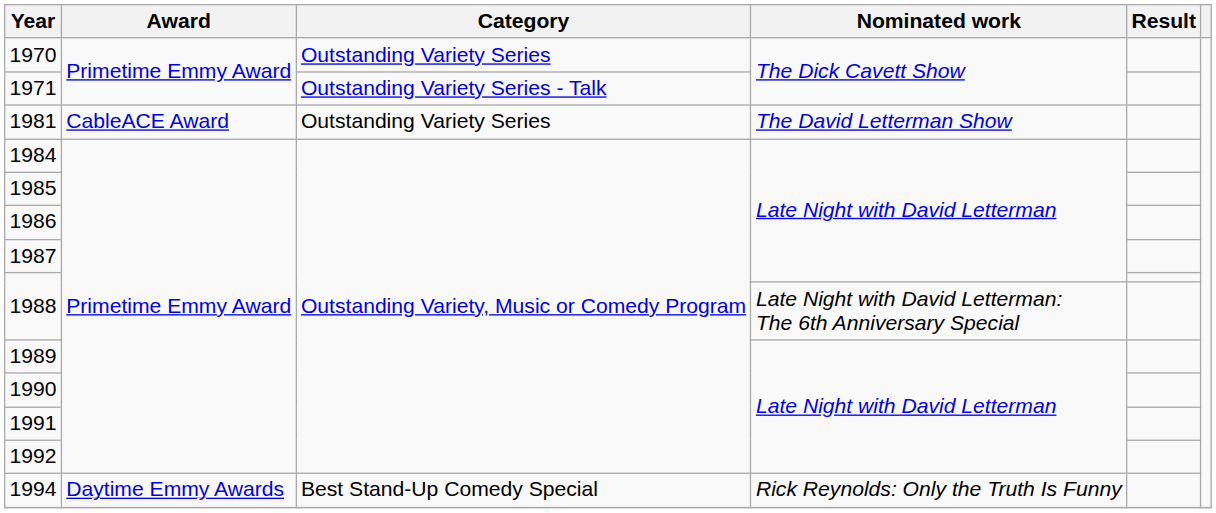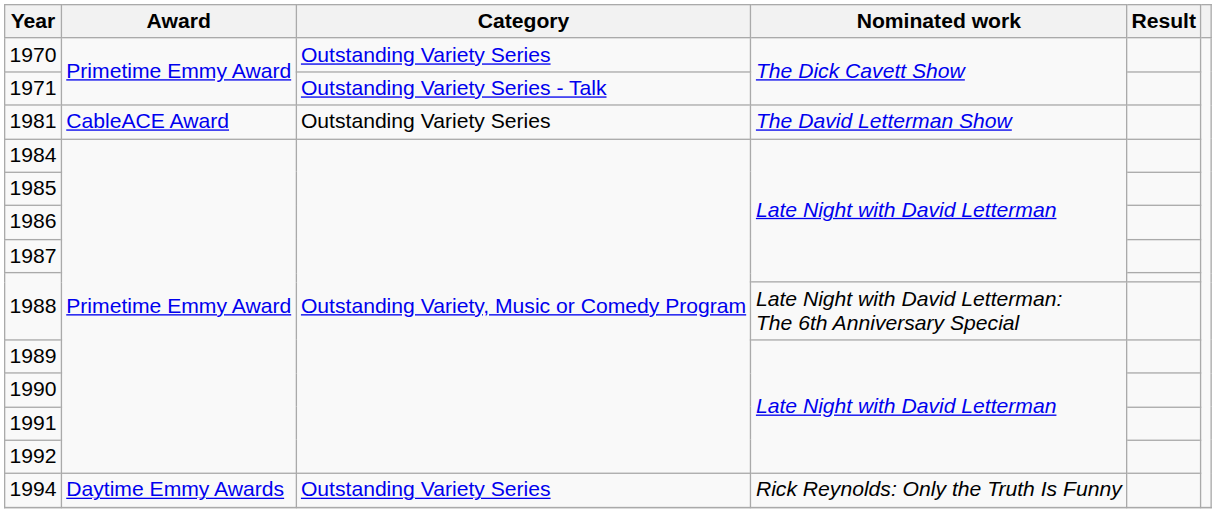(449, 490) Best Stand-Up Comedy Special -> (426, 490) Outstanding Variety Series
